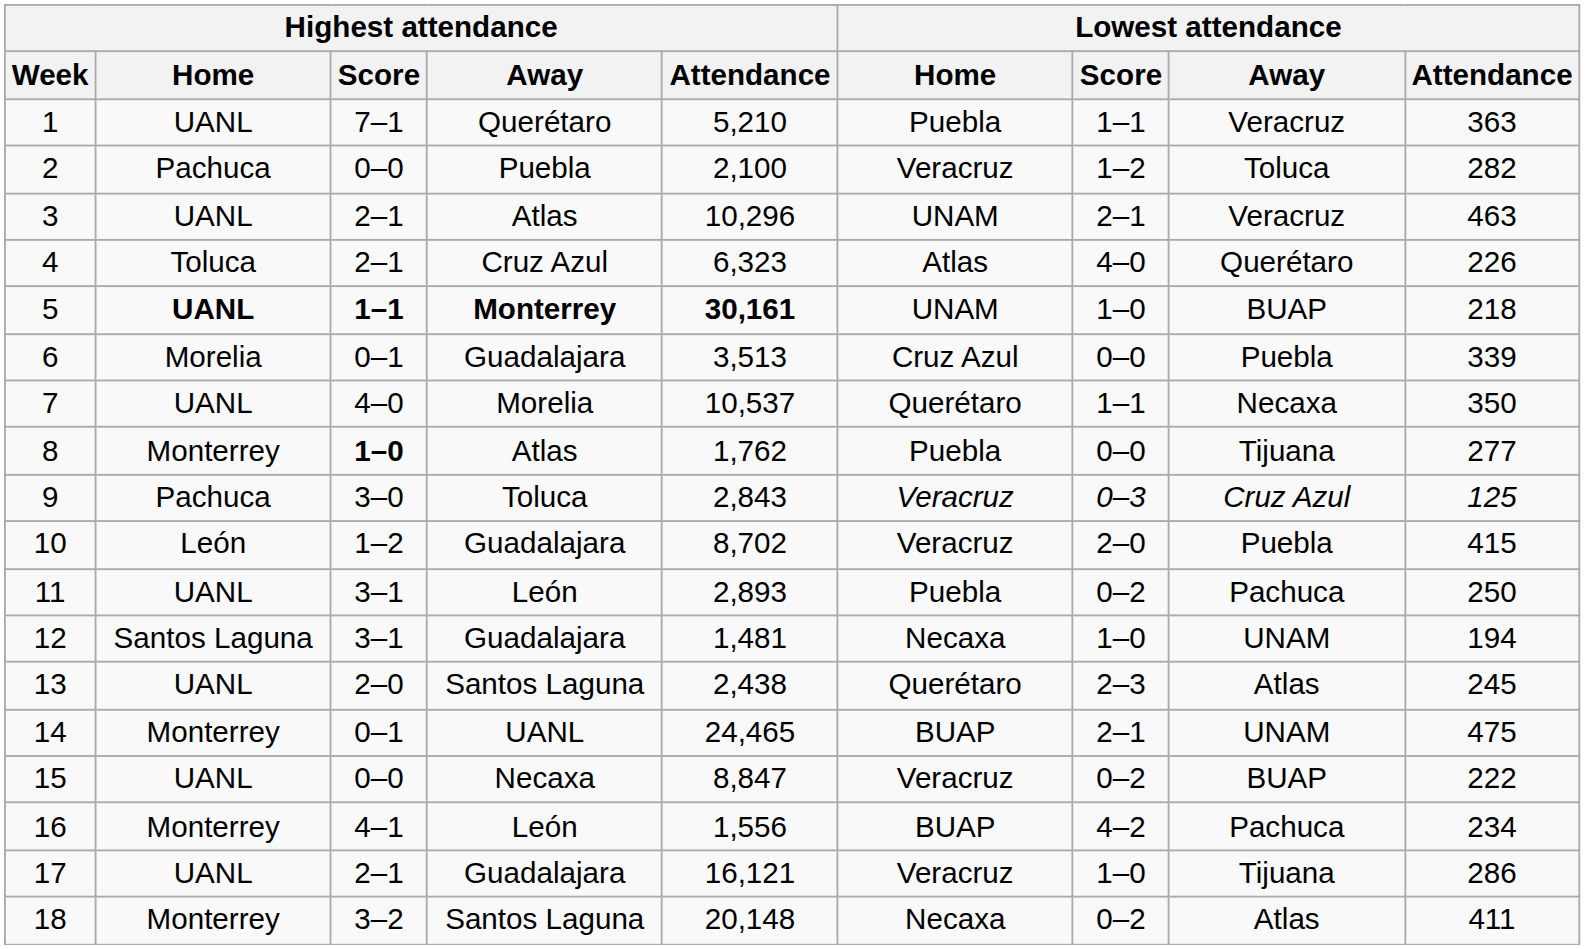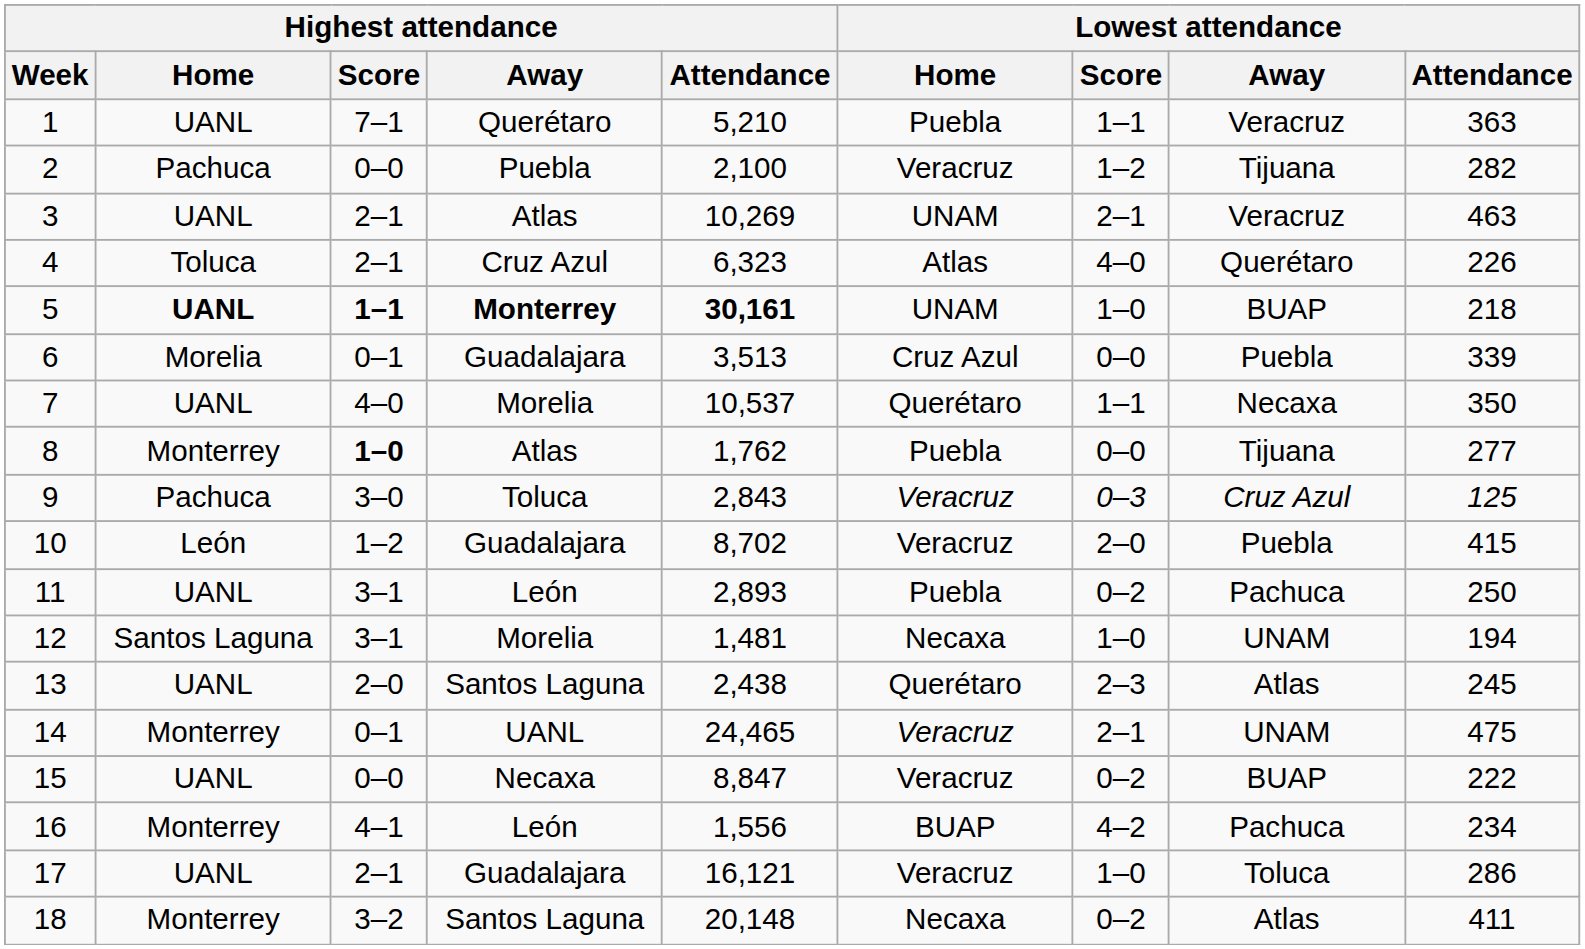(1287, 168) Toluca -> (1287, 168) Tijuana
(750, 215) 10,296 -> (750, 215) 10,269
(545, 638) Guadalajara -> (545, 638) Morelia
(955, 732) BUAP -> (955, 732) Veracruz
(1287, 872) Tijuana -> (1287, 872) Toluca
